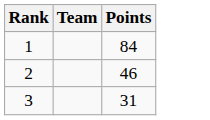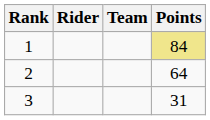+ column: (78, 18)
(128, 45) no background -> (179, 45) khaki background
(128, 73) 46 -> (179, 73) 64
